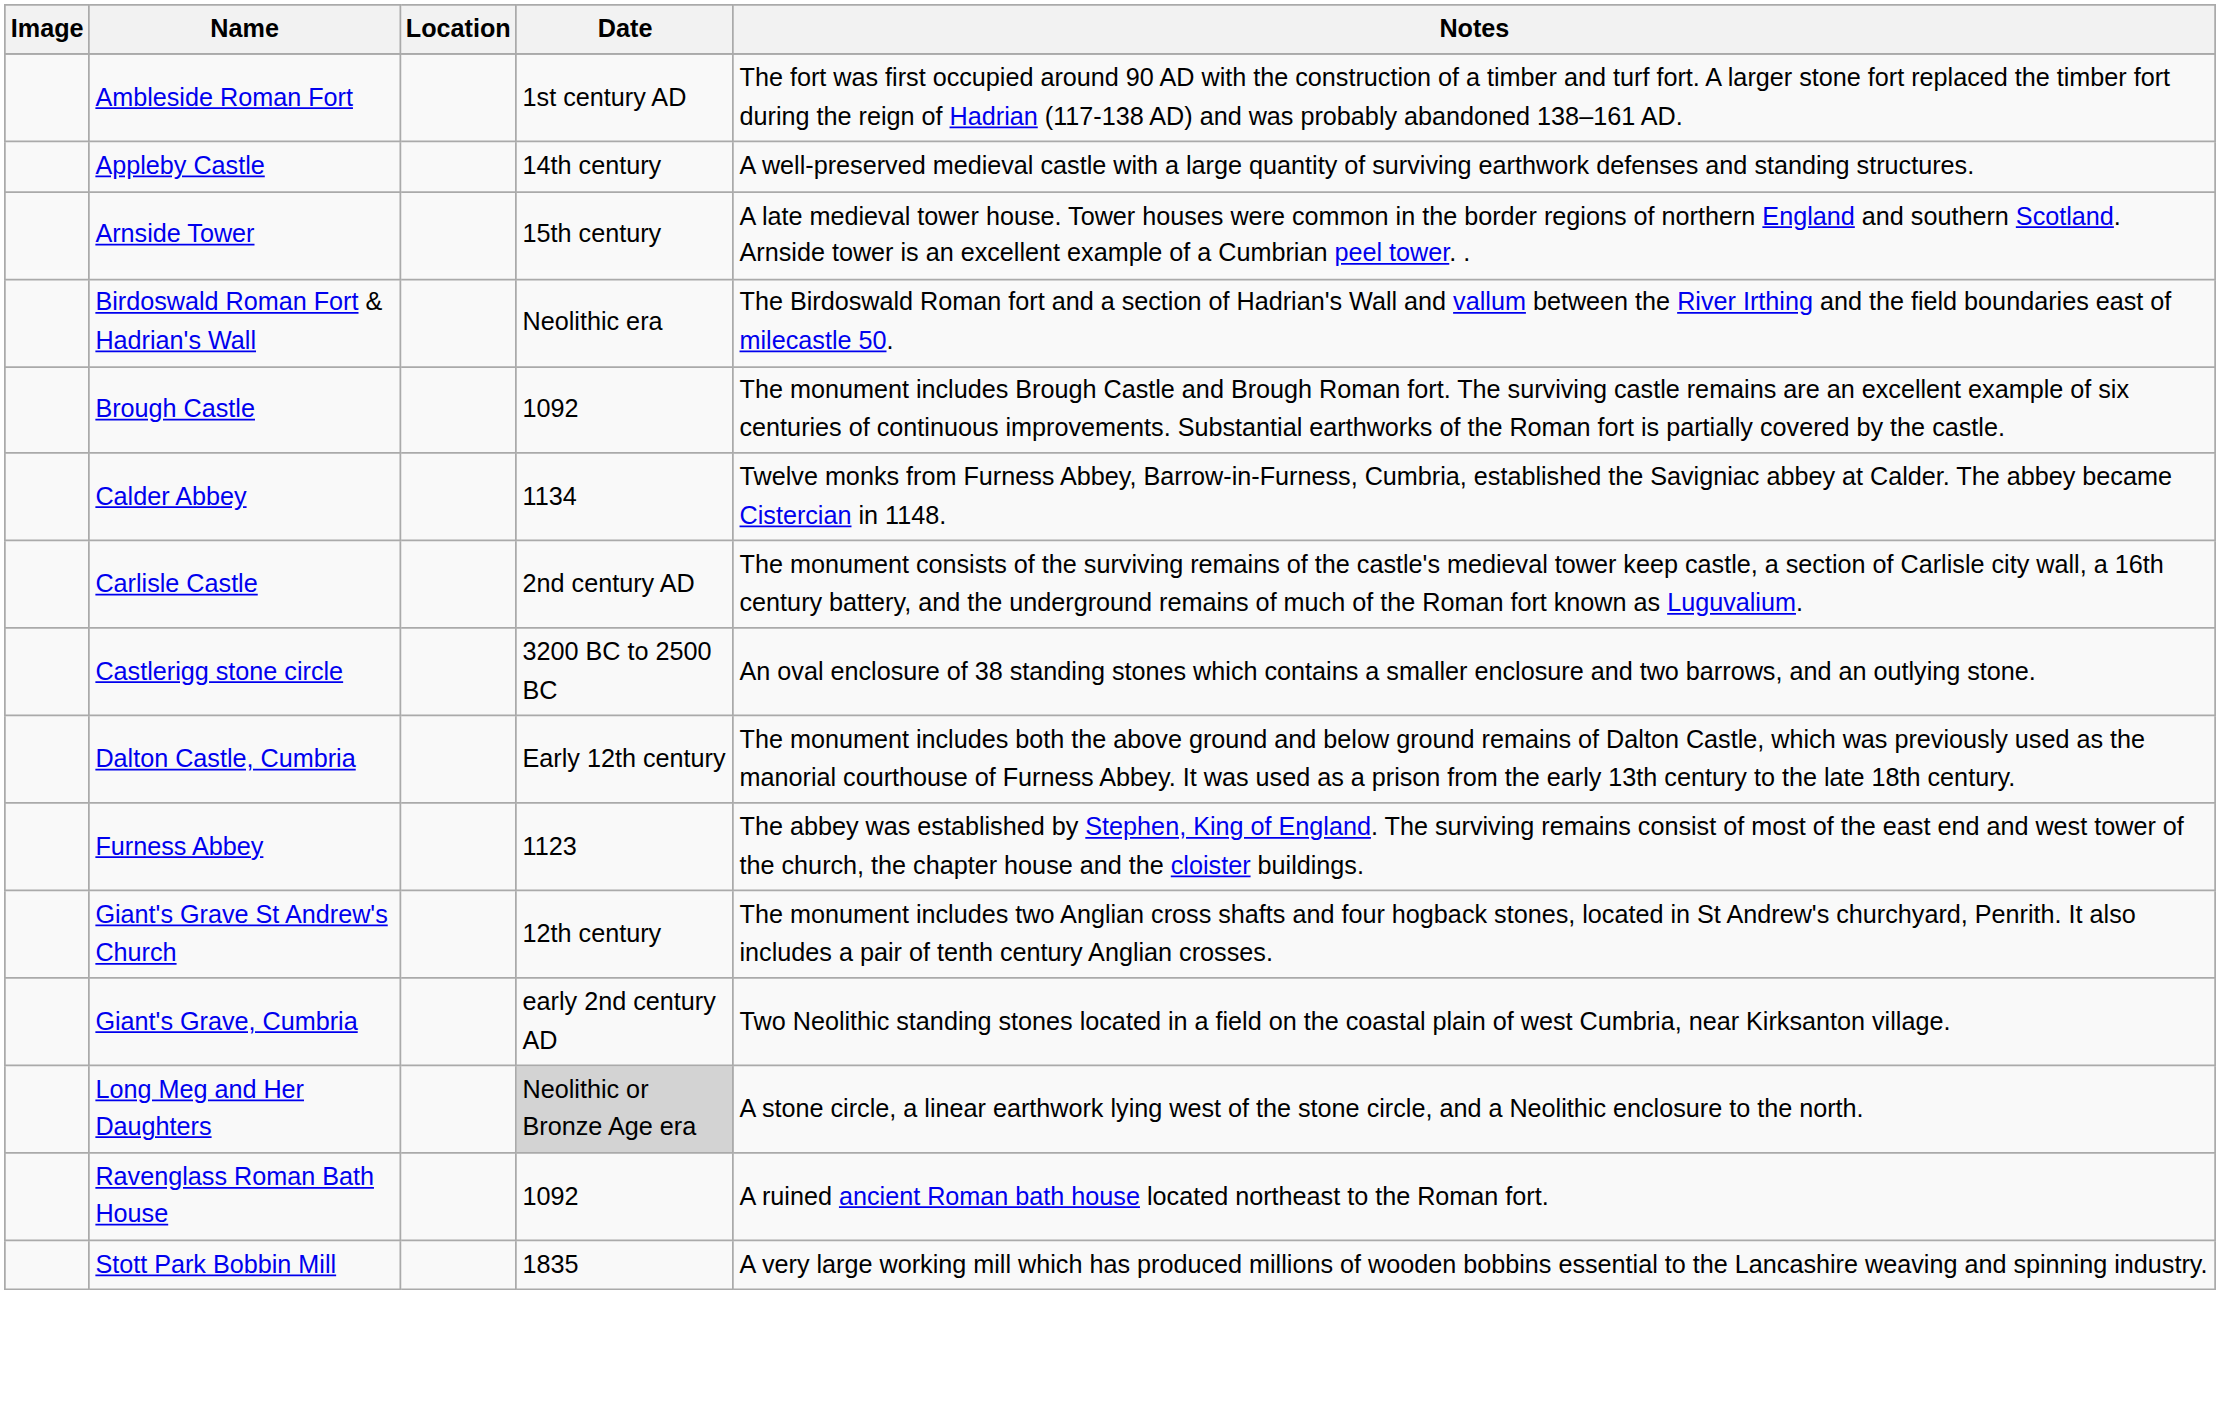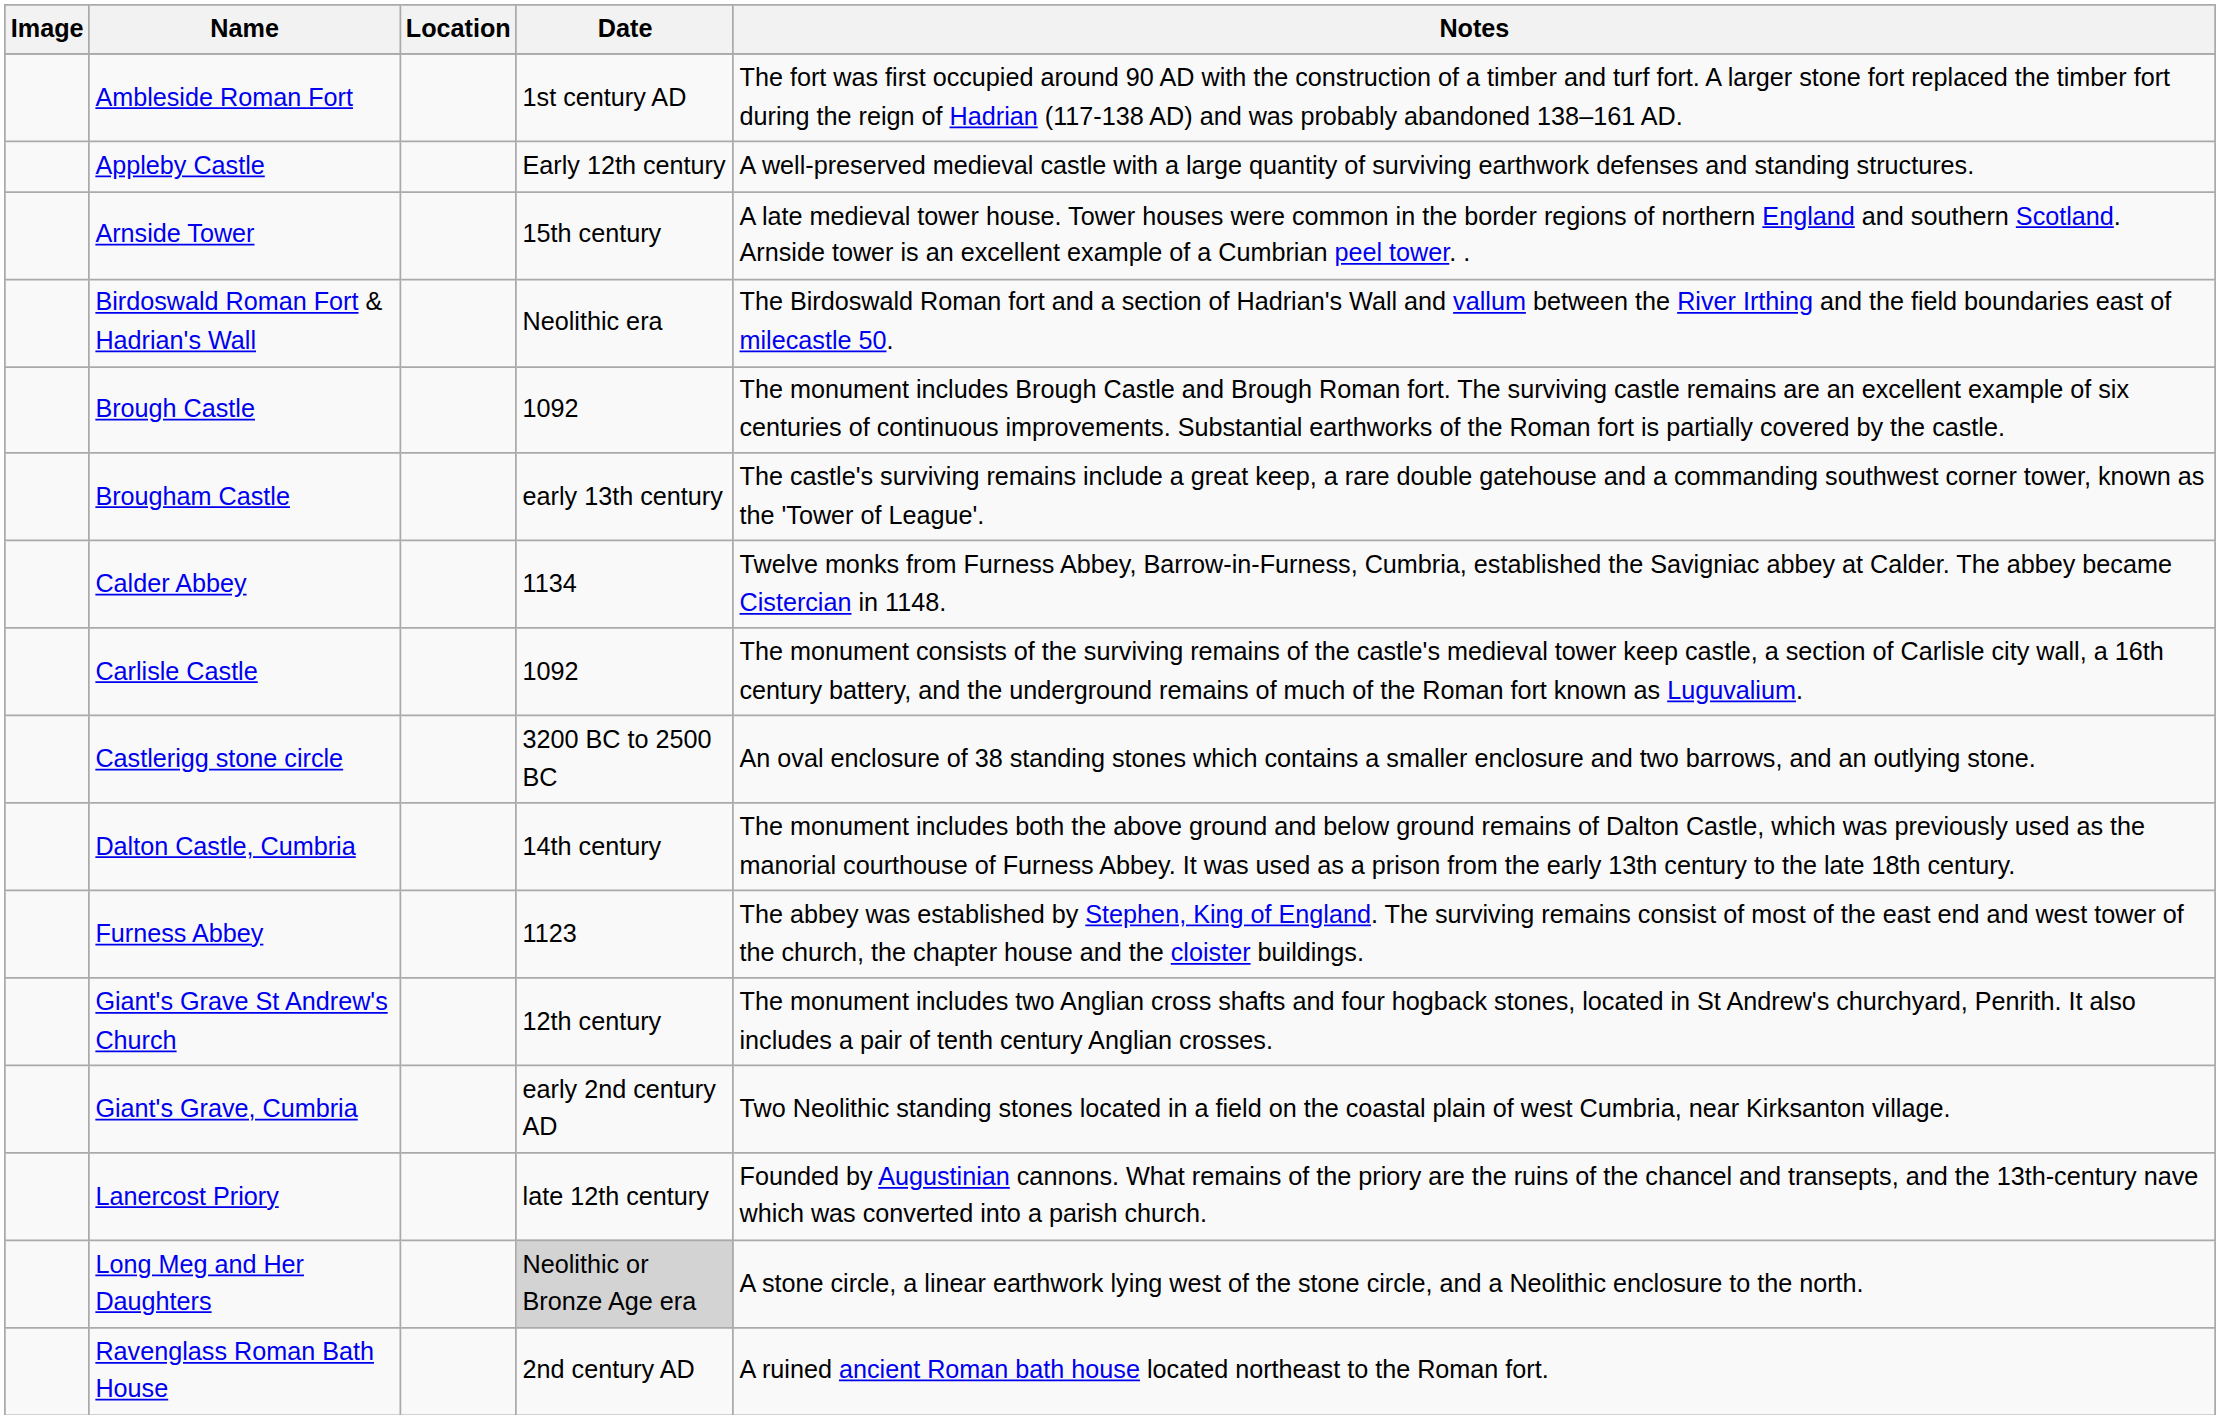(592, 166) 14th century -> (624, 166) Early 12th century
+ row: (193, 496)
(609, 584) 2nd century AD -> (551, 671) 1092
(624, 759) Early 12th century -> (592, 846) 14th century
+ row: (187, 1195)
(551, 1195) 1092 -> (609, 1370) 2nd century AD
- row: (216, 1264)
